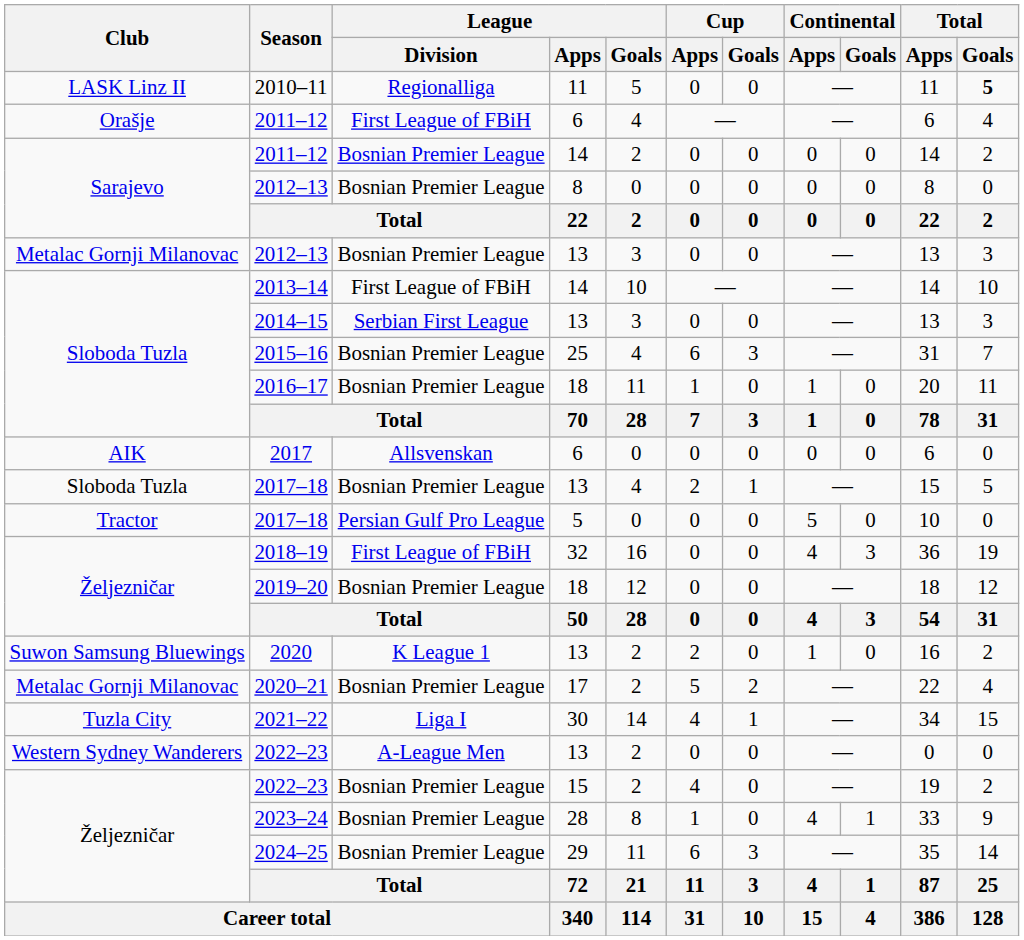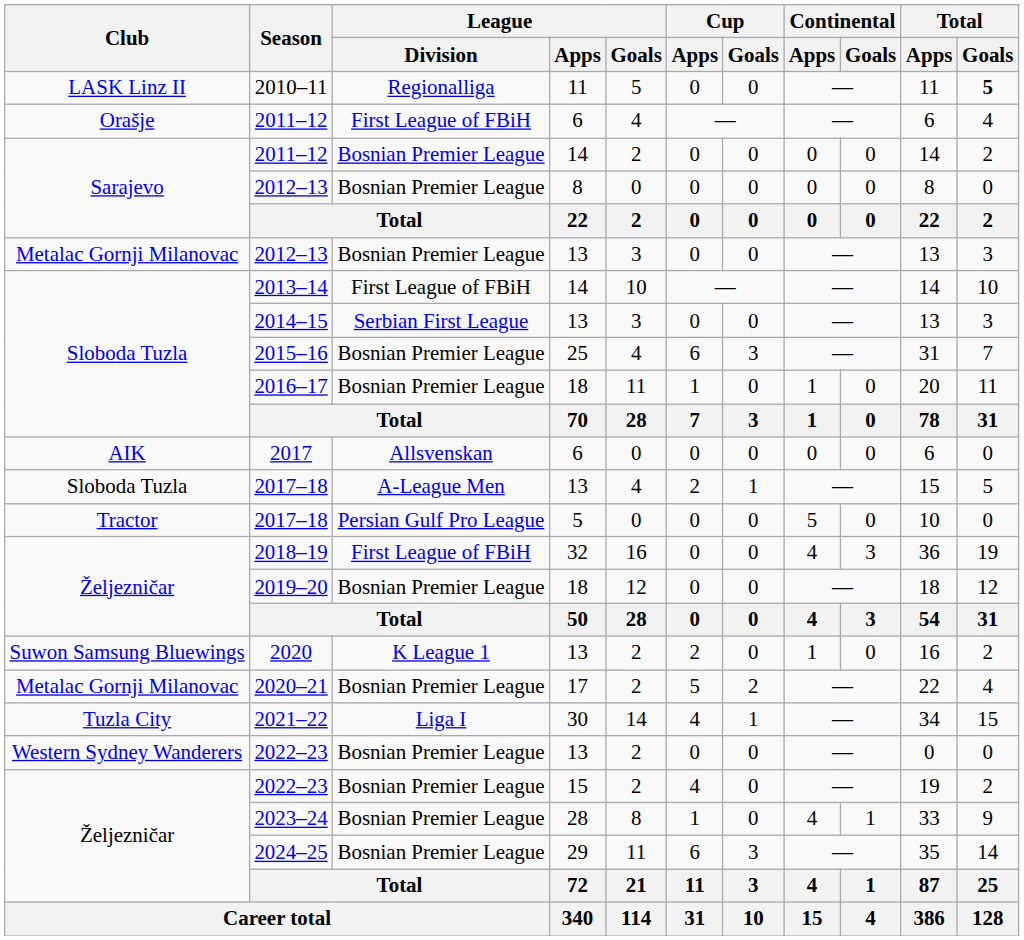(441, 486) Bosnian Premier League -> (441, 486) A-League Men
(441, 752) A-League Men -> (441, 752) Bosnian Premier League
